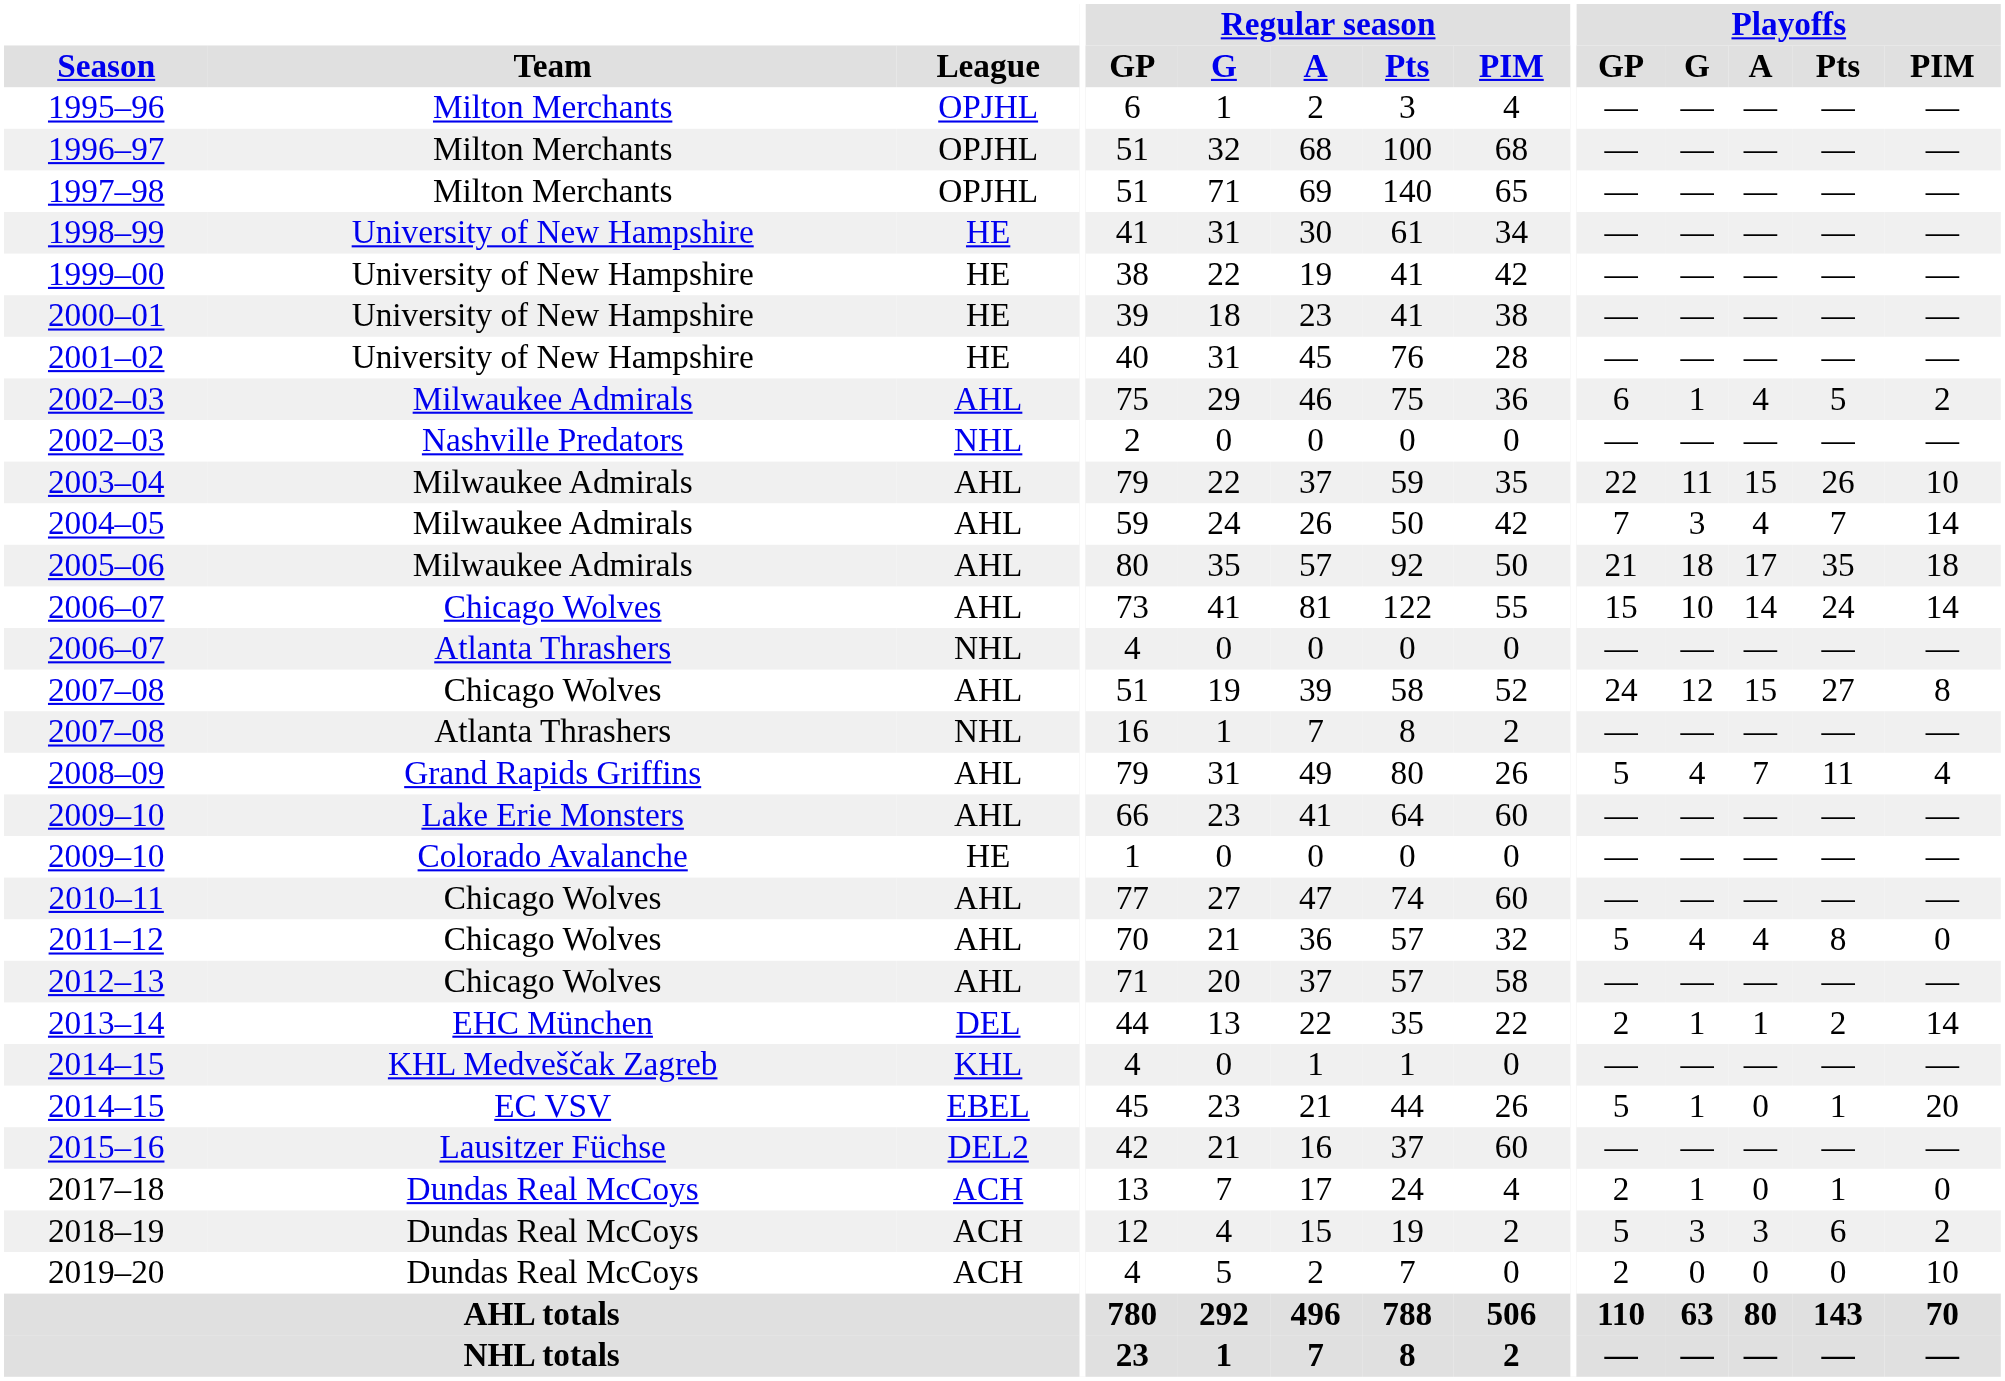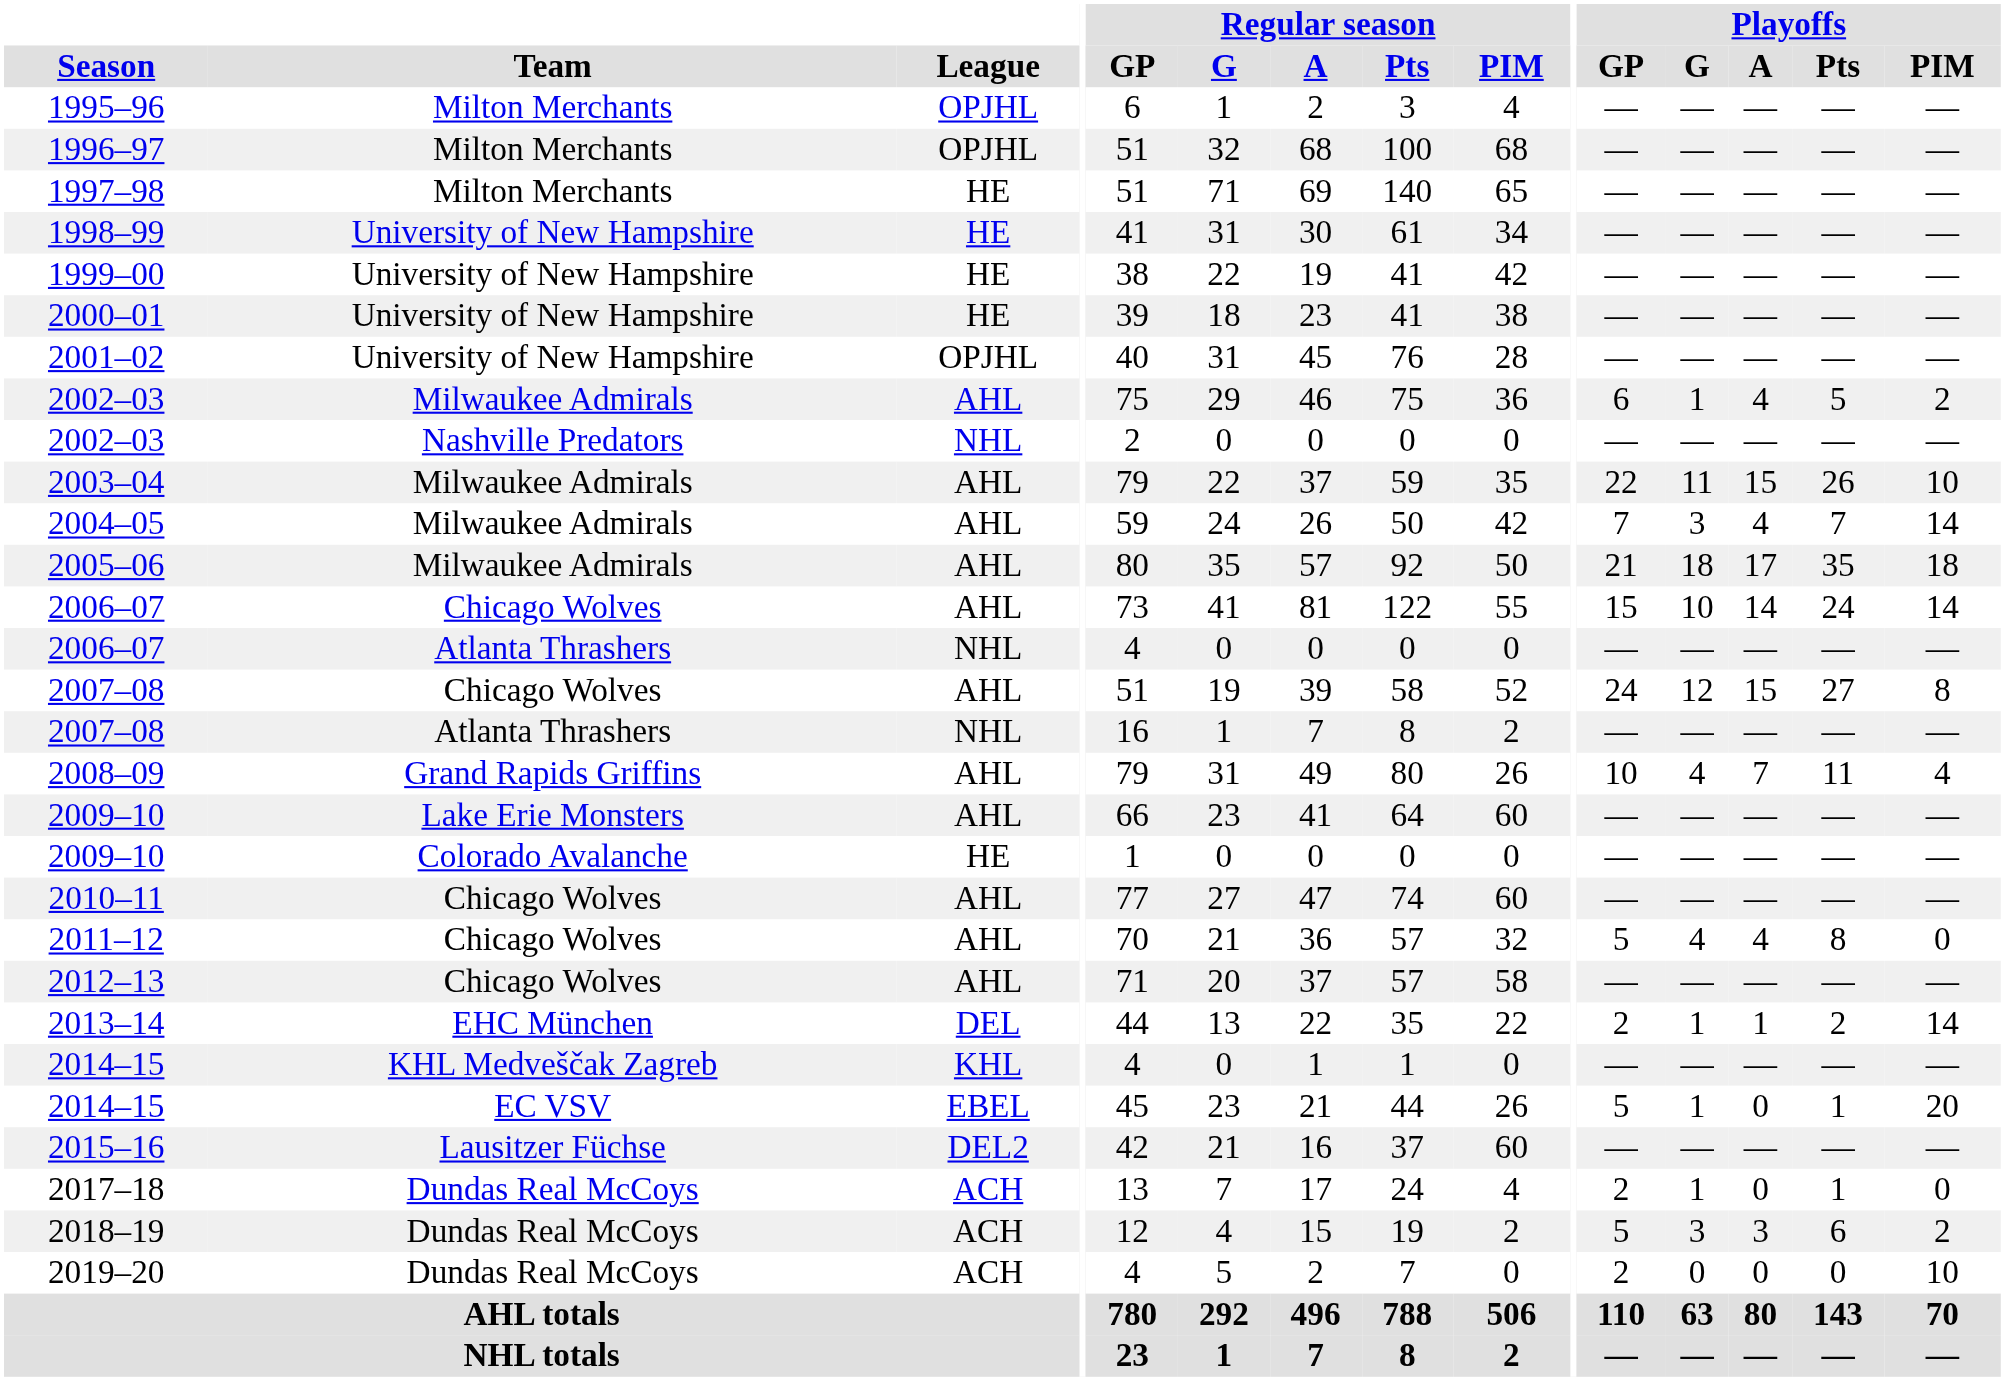(988, 190) OPJHL -> (988, 190) HE
(988, 357) HE -> (988, 357) OPJHL
(1621, 773) 5 -> (1621, 773) 10
